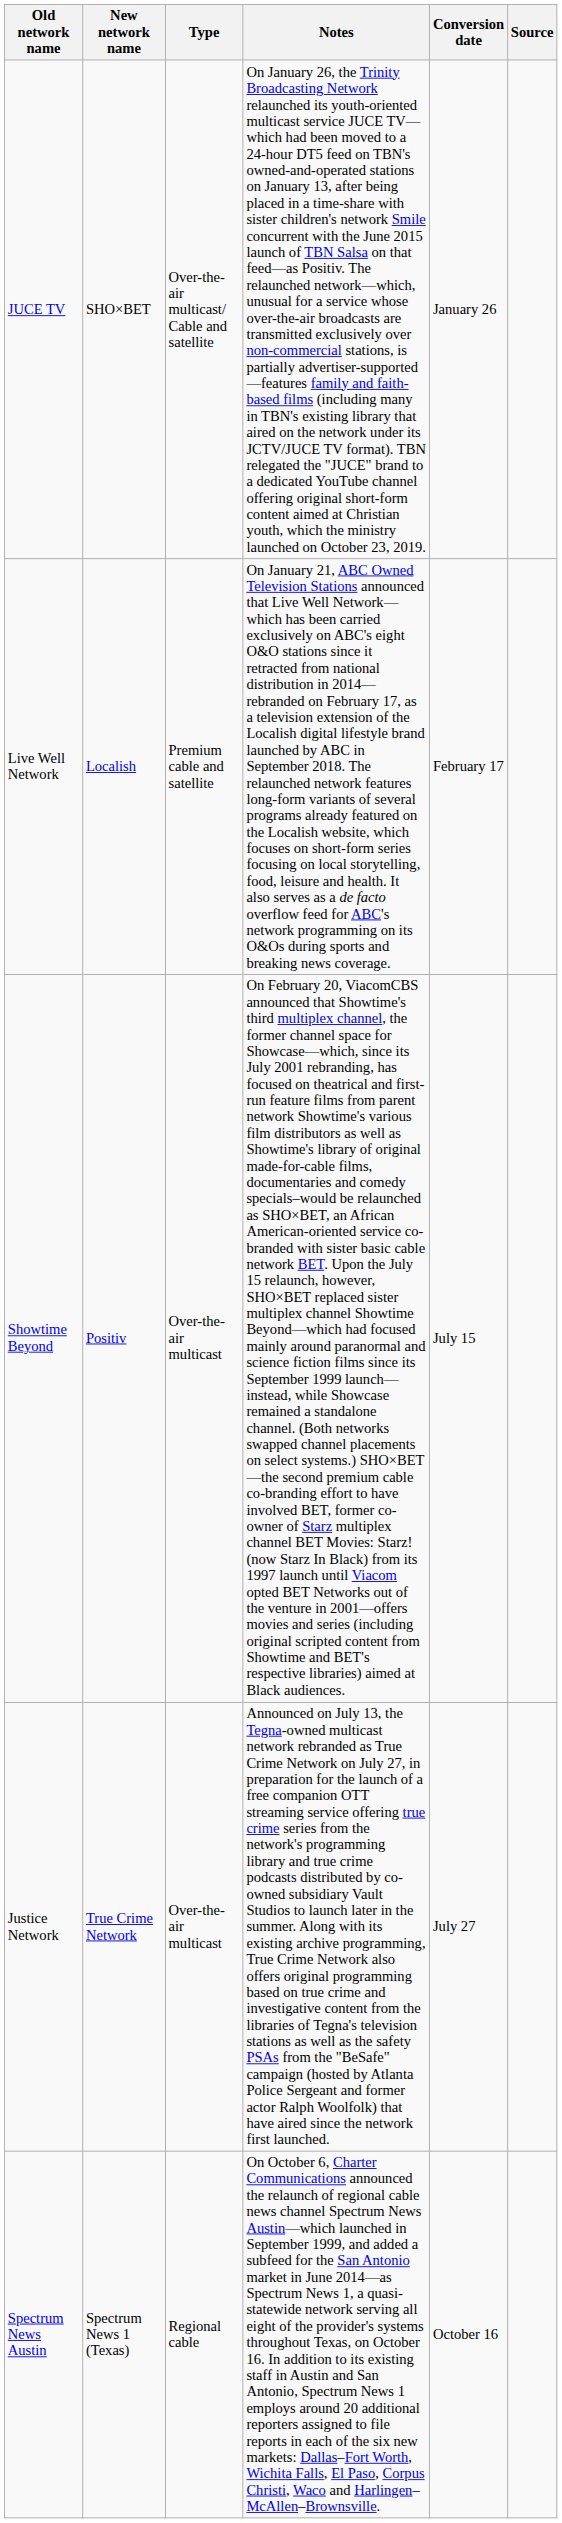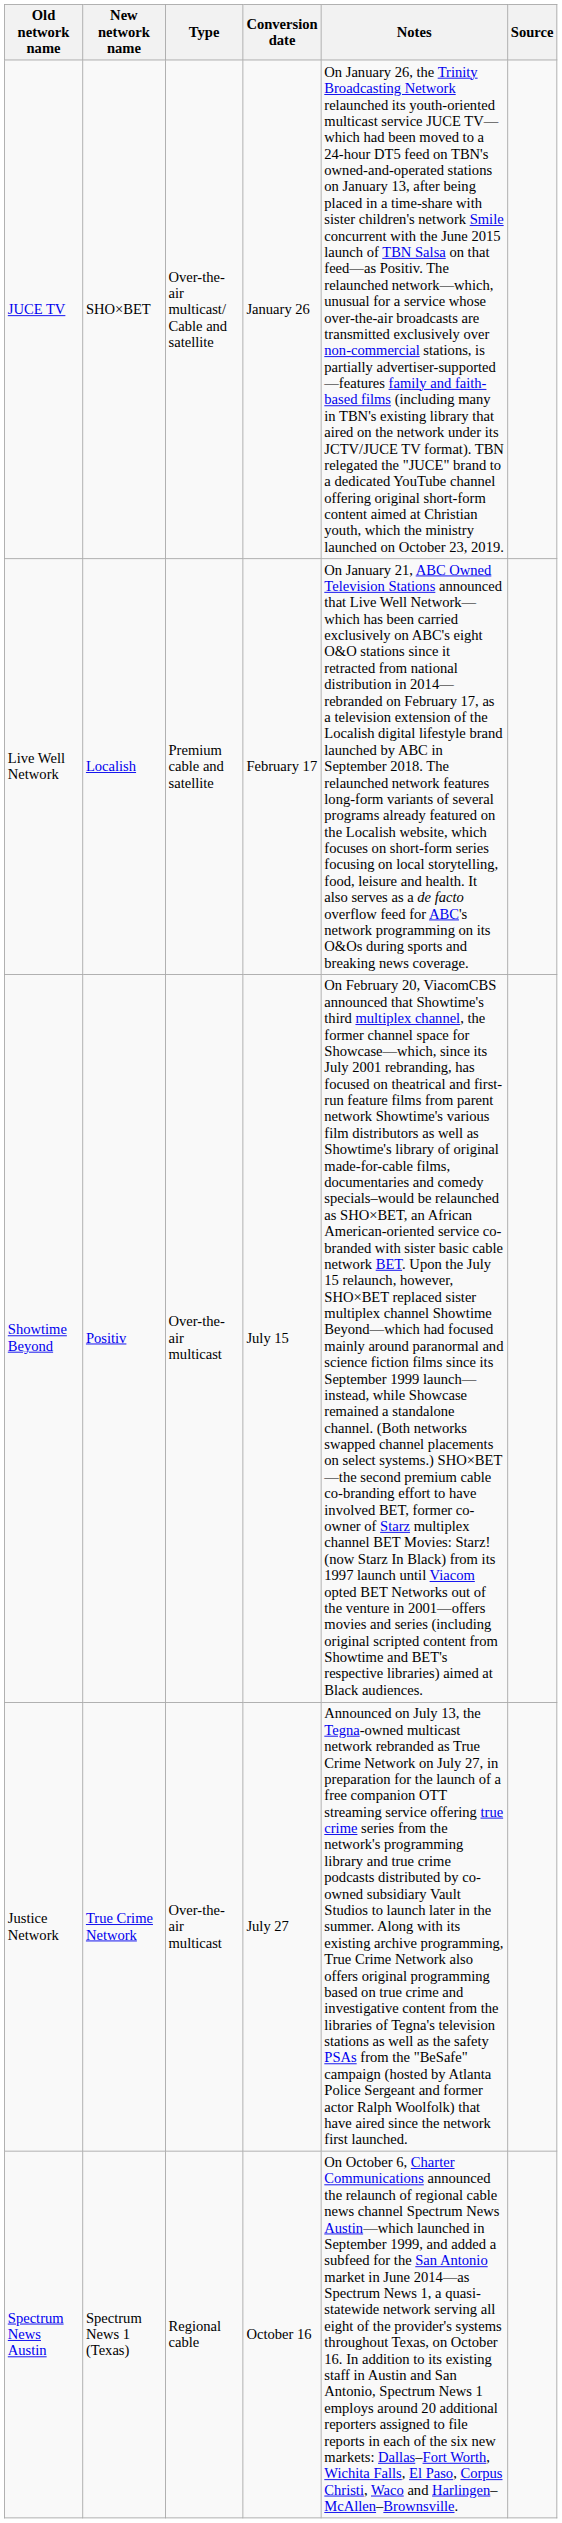columns swapped: (469, 32) <-> (336, 32)
